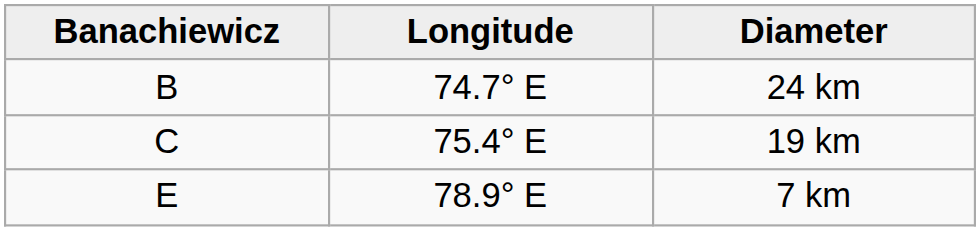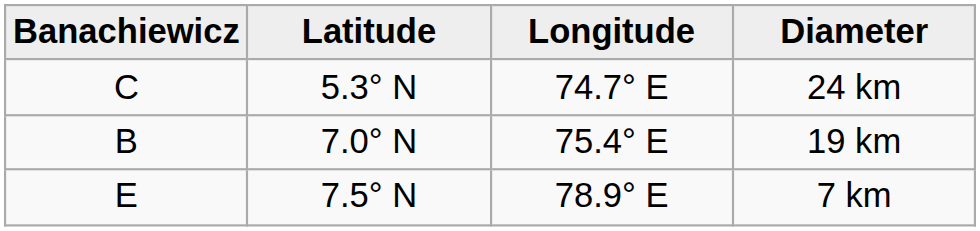+ column: (369, 31)
(167, 86) B -> (126, 86) C
(167, 141) C -> (126, 141) B
